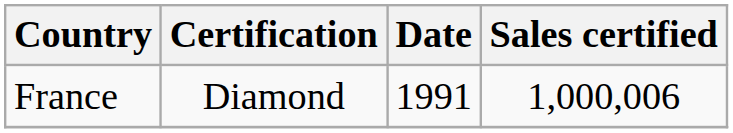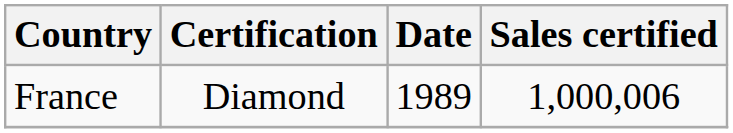(434, 95) 1991 -> (434, 95) 1989
